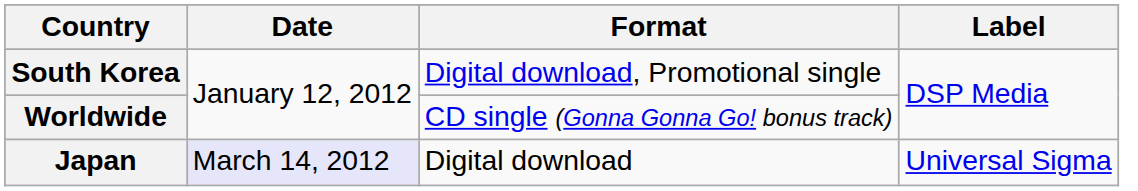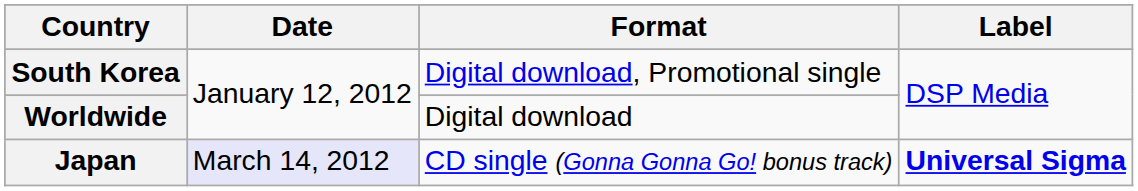(659, 116) CD single (Gonna Gonna Go! bonus track) -> (529, 116) Digital download
(529, 161) Digital download -> (659, 161) CD single (Gonna Gonna Go! bonus track)
(1009, 161) normal -> (1016, 161) bold
